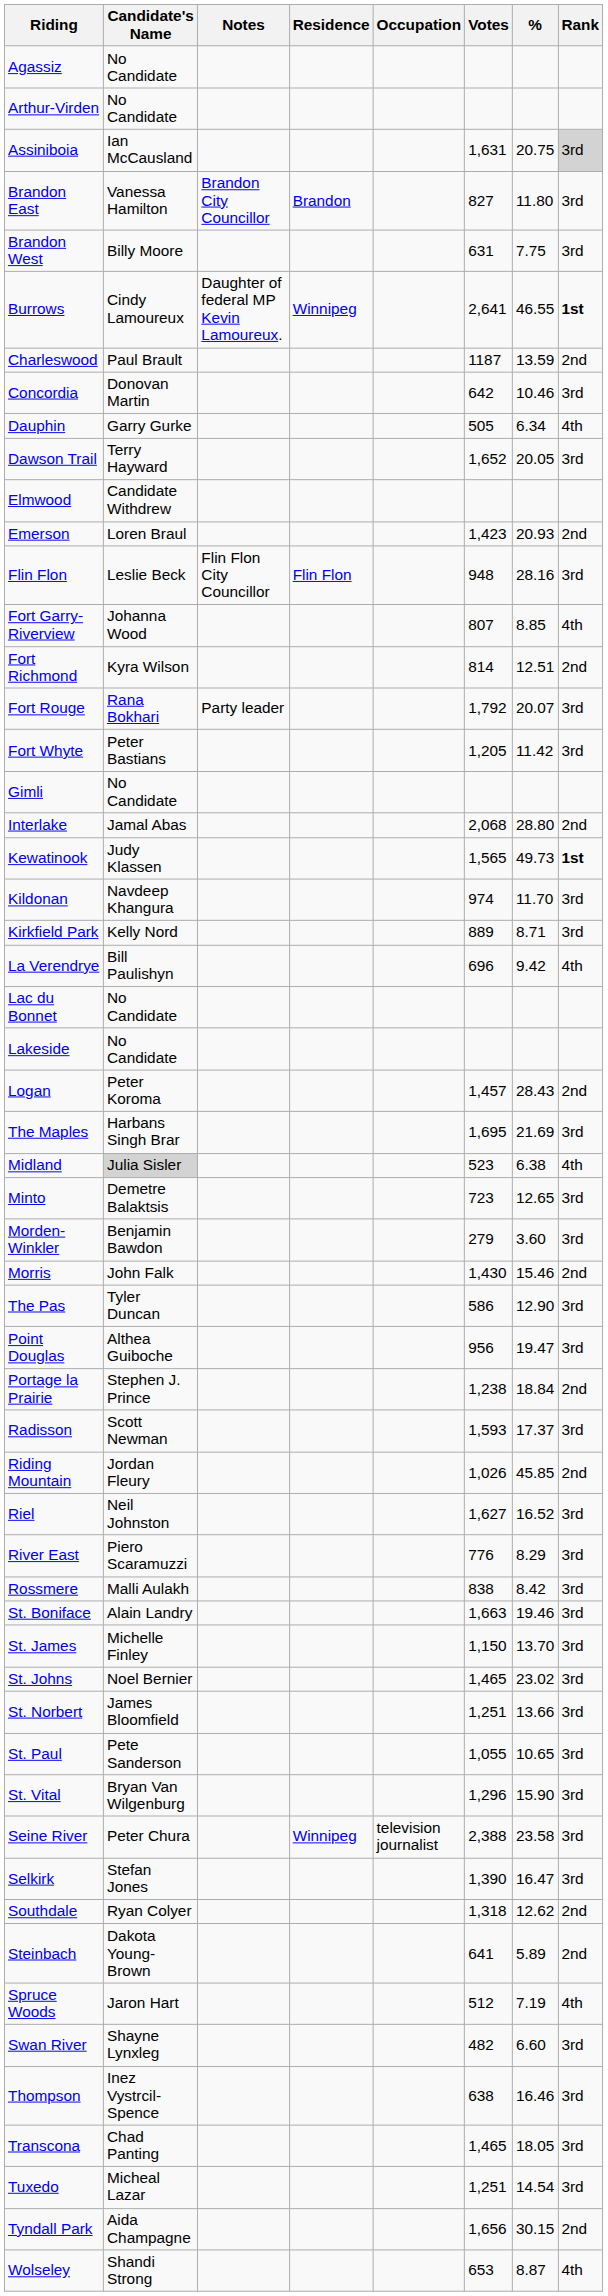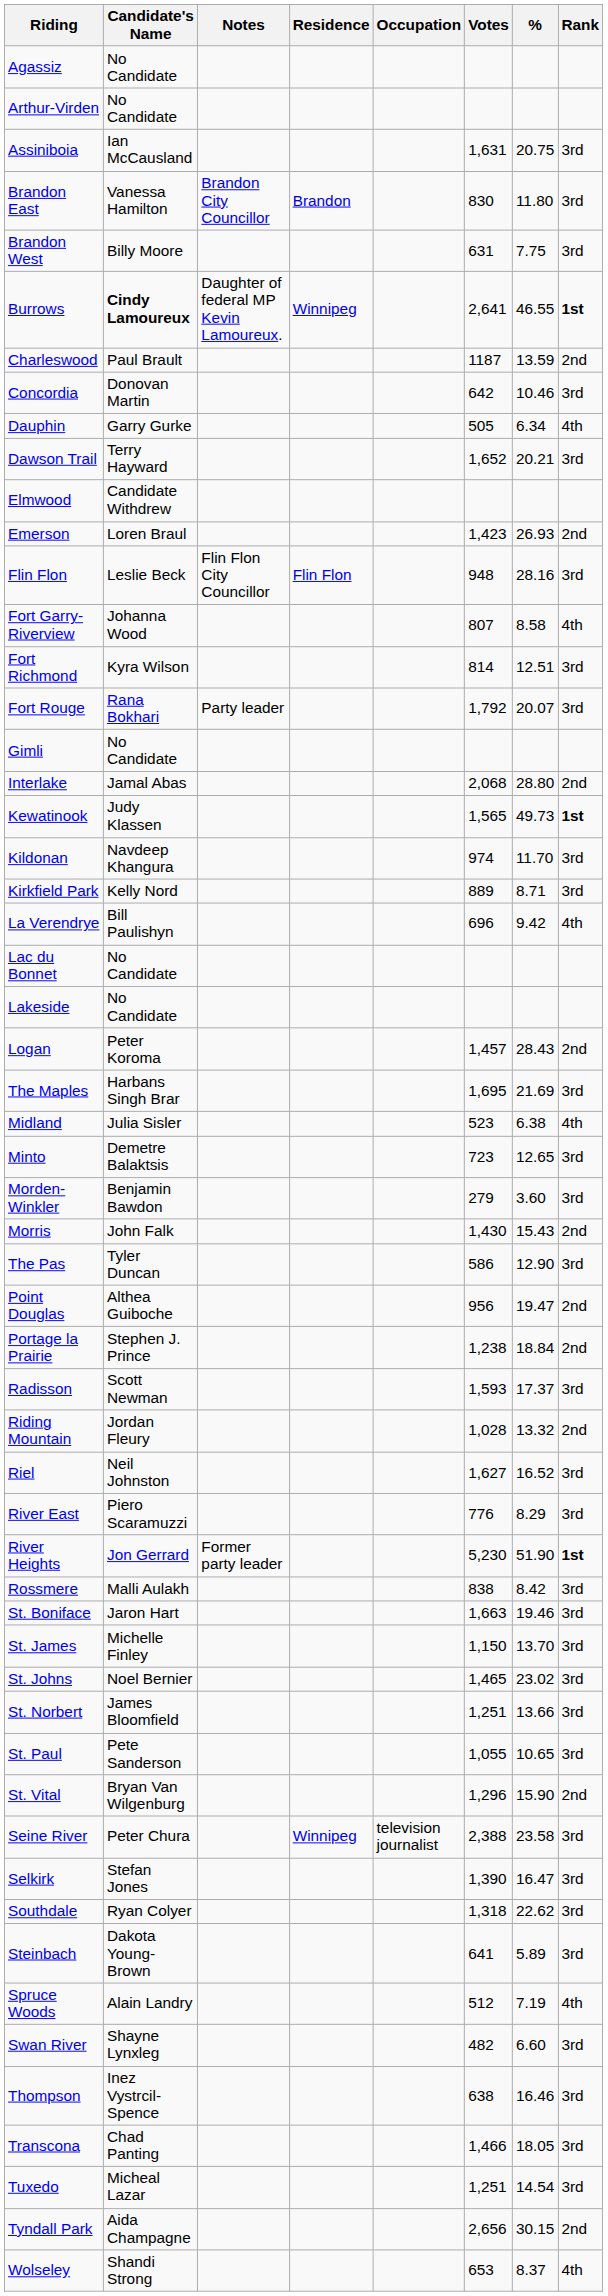(573, 150) lightgrey background -> (573, 150) no background
(481, 200) 827 -> (481, 200) 830
(145, 309) normal -> (148, 309) bold
(535, 458) 20.05 -> (535, 458) 20.21
(535, 533) 20.93 -> (535, 533) 26.93
(531, 625) 8.85 -> (531, 625) 8.58
(574, 667) 2nd -> (573, 667) 3rd
- row: (46, 750)
(144, 1165) lightgrey background -> (144, 1123) no background
(535, 1272) 15.46 -> (535, 1231) 15.43
(573, 1347) 3rd -> (574, 1305) 2nd
(487, 1472) 1,026 -> (487, 1430) 1,028
(535, 1472) 45.85 -> (535, 1430) 13.32
+ row: (34, 1555)
(150, 1613) Alain Landry -> (143, 1613) Jaron Hart
(573, 1795) 3rd -> (574, 1795) 2nd
(535, 1911) 12.62 -> (535, 1911) 22.62
(574, 1911) 2nd -> (573, 1911) 3rd
(574, 1953) 2nd -> (573, 1953) 3rd
(143, 2003) Jaron Hart -> (150, 2003) Alain Landry
(487, 2145) 1,465 -> (487, 2145) 1,466
(487, 2229) 1,656 -> (487, 2229) 2,656
(531, 2270) 8.87 -> (531, 2270) 8.37
